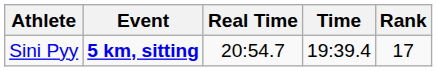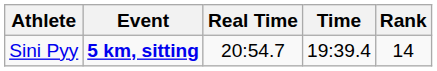(403, 50) 17 -> (403, 50) 14
